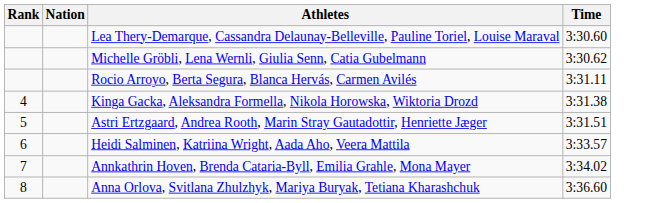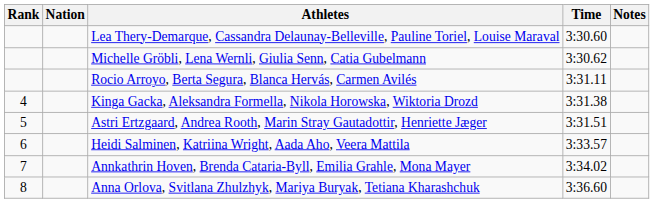+ column: (629, 15)
